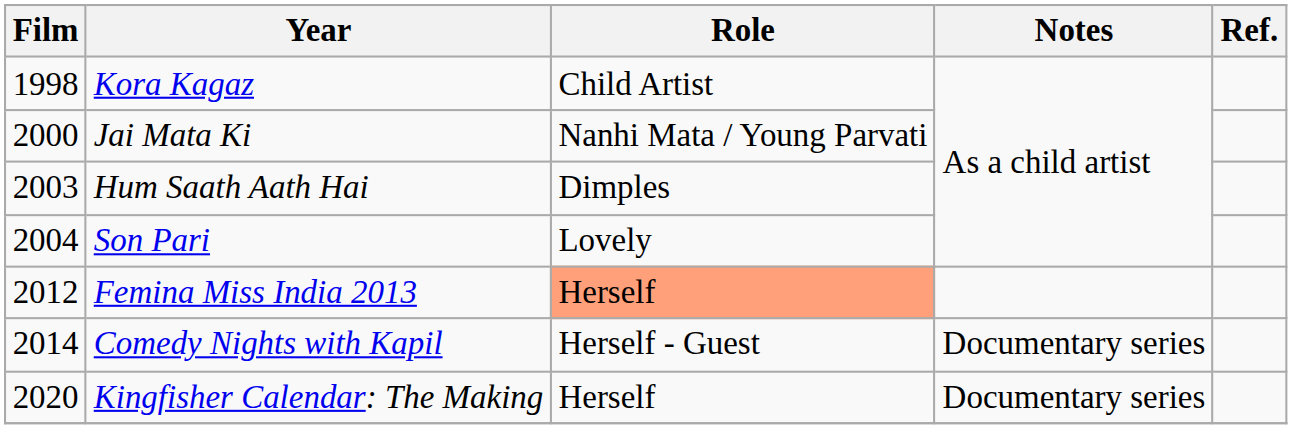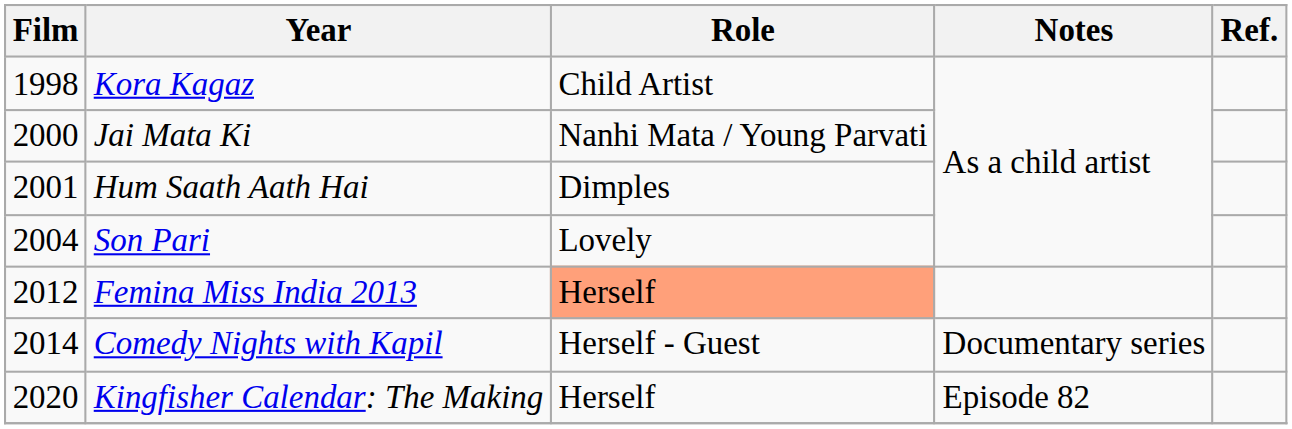(46, 187) 2003 -> (46, 187) 2001
(1074, 396) Documentary series -> (1016, 396) Episode 82
